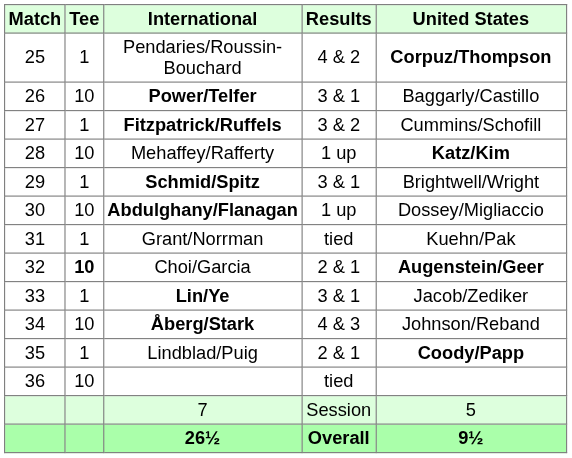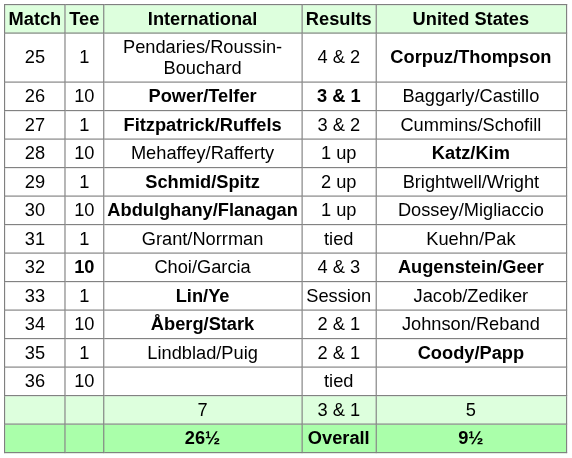(339, 96) normal -> (339, 96) bold
(339, 181) 3 & 1 -> (339, 181) 2 up
(339, 267) 2 & 1 -> (339, 267) 4 & 3
(339, 295) 3 & 1 -> (339, 295) Session
(339, 324) 4 & 3 -> (339, 324) 2 & 1
(339, 409) Session -> (339, 409) 3 & 1
